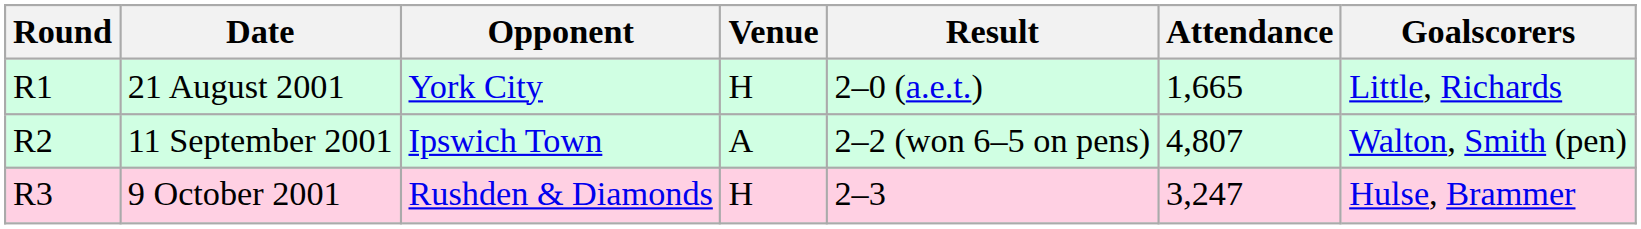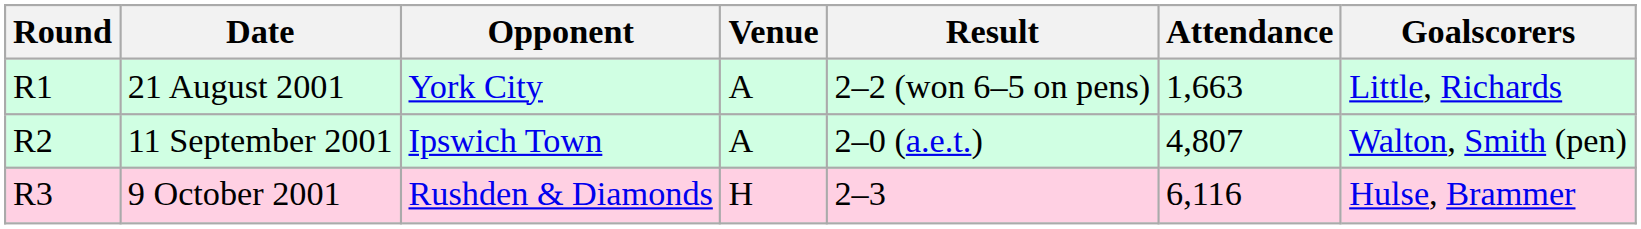(741, 85) H -> (741, 85) A
(909, 85) 2–0 (a.e.t.) -> (992, 85) 2–2 (won 6–5 on pens)
(1205, 85) 1,665 -> (1205, 85) 1,663
(992, 140) 2–2 (won 6–5 on pens) -> (909, 140) 2–0 (a.e.t.)
(1205, 194) 3,247 -> (1204, 194) 6,116
